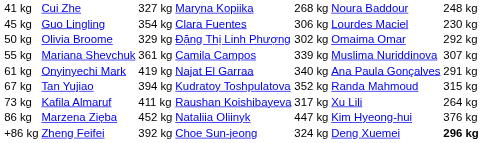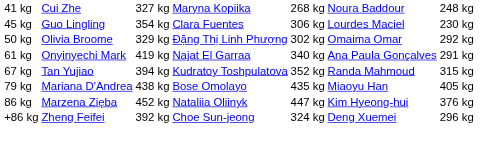- row: (18, 55)
- row: (18, 102)
+ row: (18, 86)
(461, 133) bold -> (457, 118) normal
